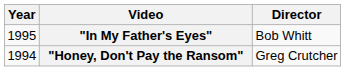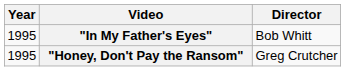(22, 55) 1994 -> (22, 55) 1995
